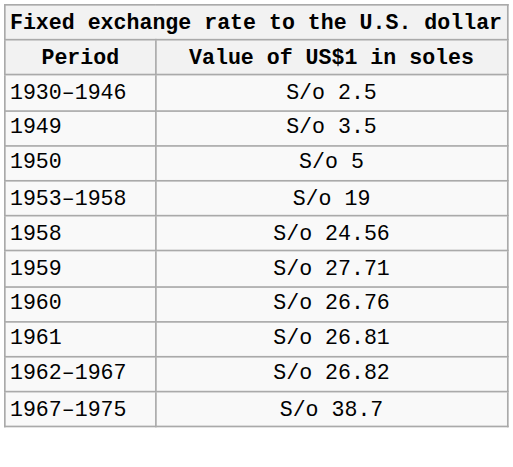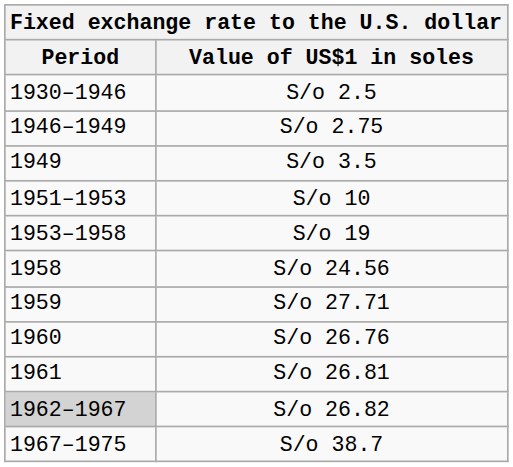+ row: (331, 128)
- row: (331, 163)
+ row: (332, 198)
(68, 374) no background -> (68, 409) lightgrey background
